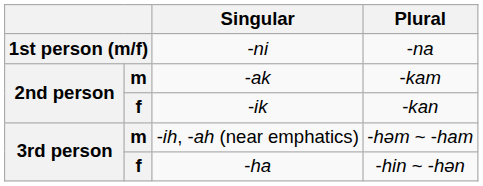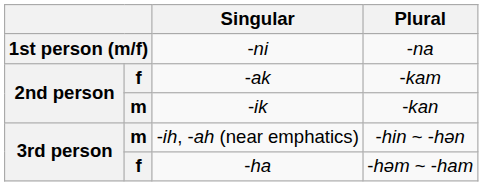(138, 78) m -> (138, 78) f
(138, 107) f -> (138, 107) m
(420, 136) -həm ~ -ham -> (420, 136) -hin ~ -hən
(420, 166) -hin ~ -hən -> (420, 166) -həm ~ -ham
